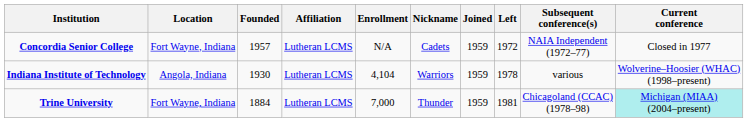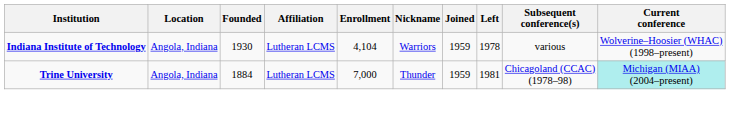- row: (76, 46)
(193, 103) Fort Wayne, Indiana -> (184, 74) Angola, Indiana
